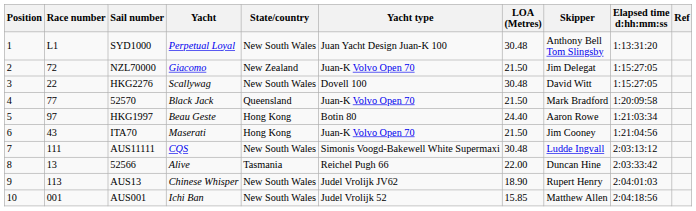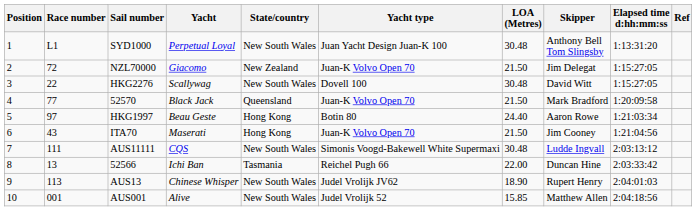(179, 165) Alive -> (186, 165) Ichi Ban
(186, 198) Ichi Ban -> (179, 198) Alive
